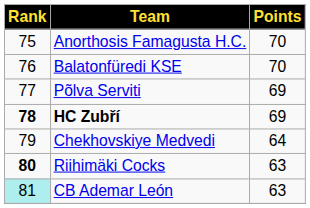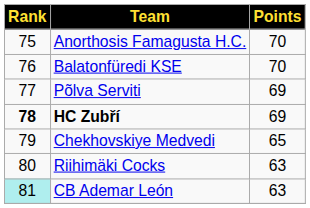(277, 141) 64 -> (277, 141) 65
(27, 166) bold -> (27, 166) normal
